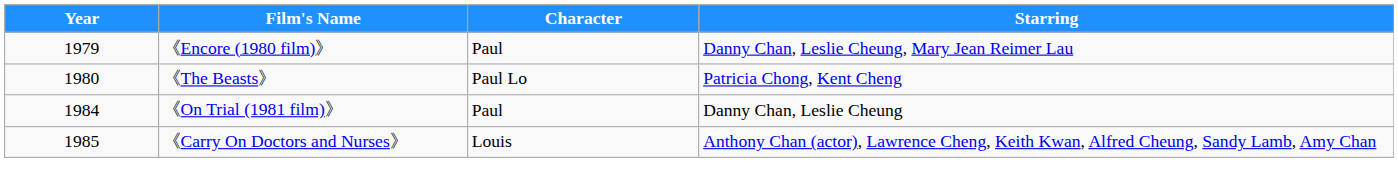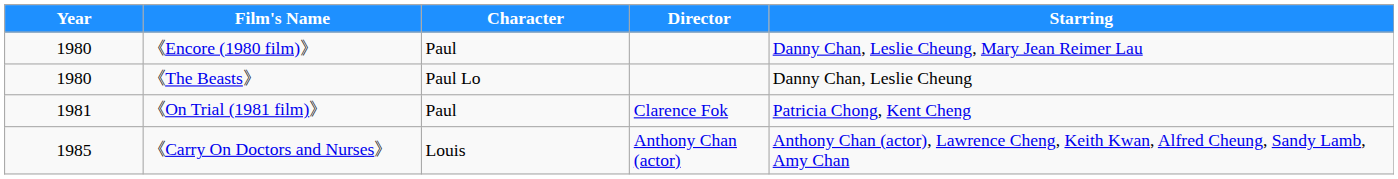+ column: (699, 18)
(82, 48) 1979 -> (74, 48) 1980
(802, 79) Patricia Chong, Kent Cheng -> (872, 79) Danny Chan, Leslie Cheung
(82, 110) 1984 -> (74, 110) 1981
(803, 110) Danny Chan, Leslie Cheung -> (872, 110) Patricia Chong, Kent Cheng
